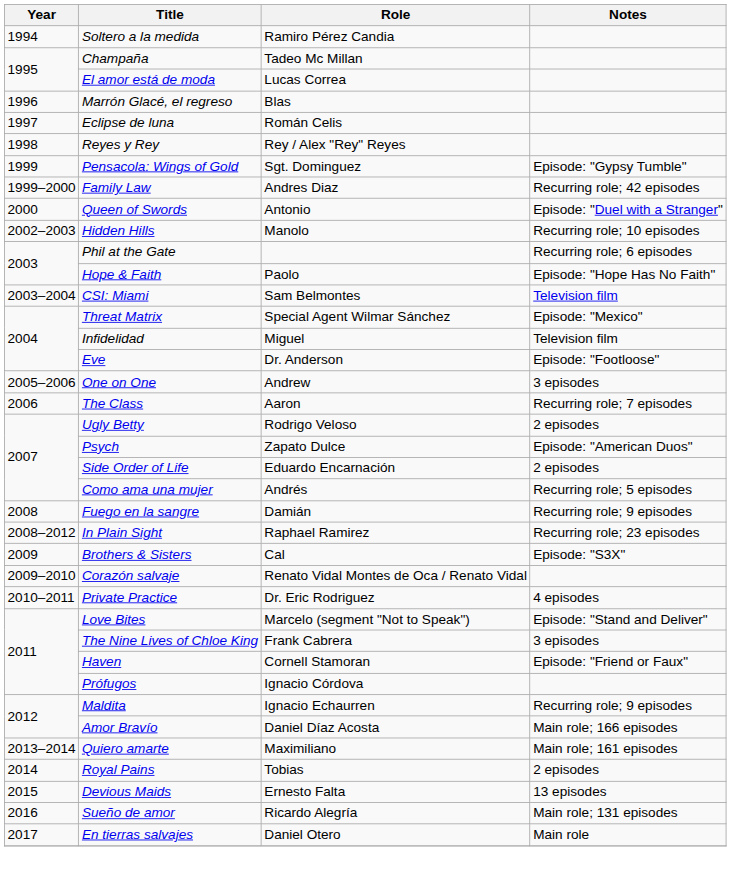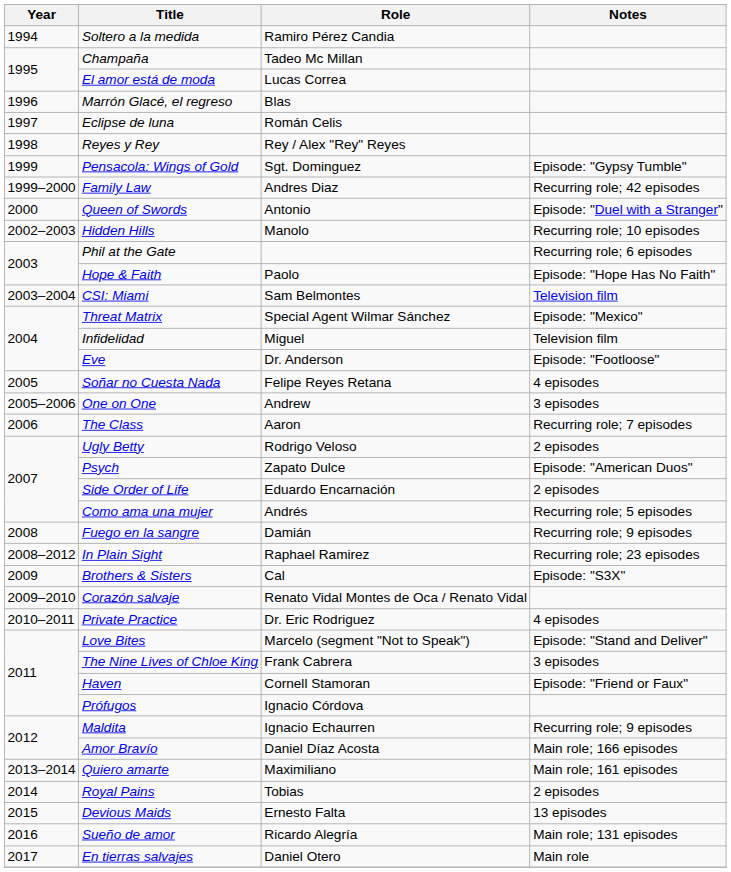+ row: (151, 381)
